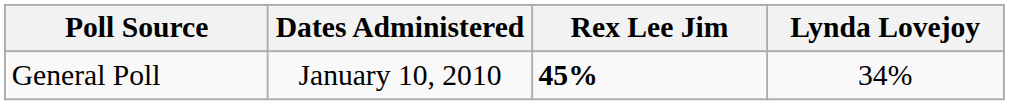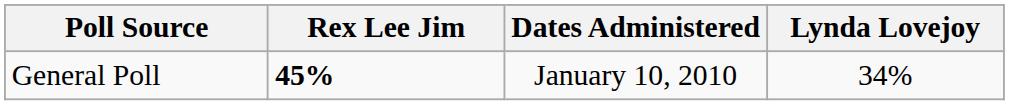columns swapped: (400, 27) <-> (650, 27)
